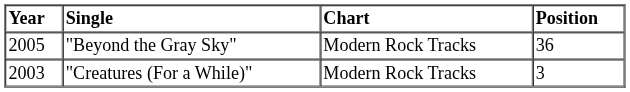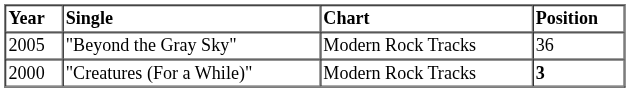(27, 72) 2003 -> (27, 72) 2000
(540, 72) normal -> (540, 72) bold
